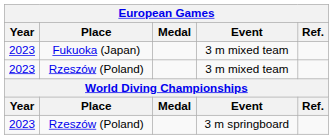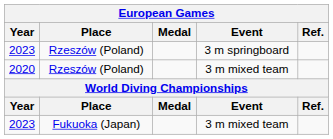rows swapped: (96, 124) <-> (96, 50)
(22, 69) 2023 -> (22, 69) 2020
